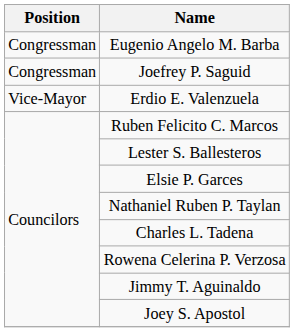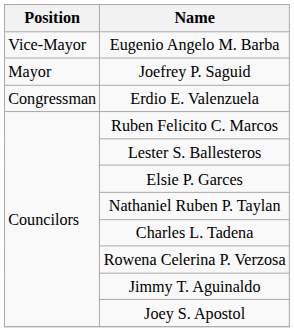(52, 45) Congressman -> (47, 45) Vice-Mayor
(52, 72) Congressman -> (30, 72) Mayor
(47, 98) Vice-Mayor -> (52, 98) Congressman
